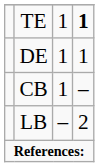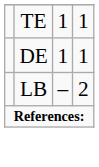(83, 21) bold -> (83, 21) normal
- row: (34, 88)
